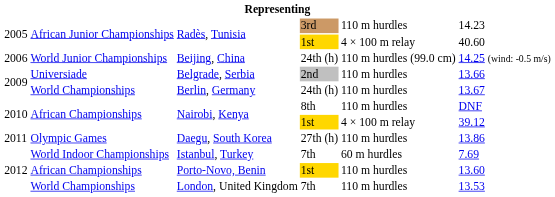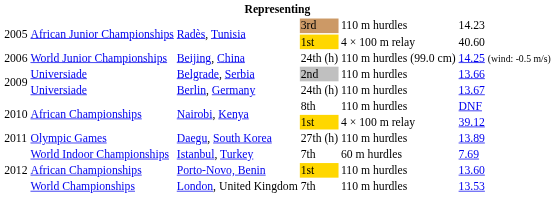(83, 90) World Championships -> (59, 90) Universiade
(472, 138) 13.86 -> (472, 138) 13.89
